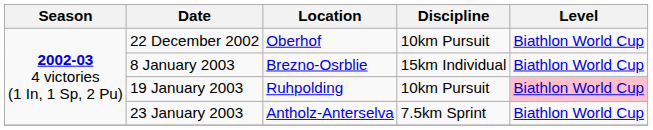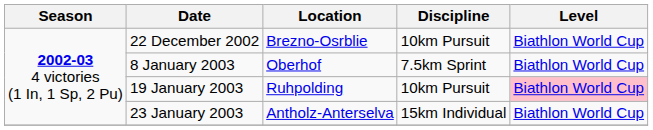(294, 40) Oberhof -> (317, 40) Brezno-Osrblie
(317, 64) Brezno-Osrblie -> (294, 64) Oberhof
(454, 64) 15km Individual -> (443, 64) 7.5km Sprint
(443, 112) 7.5km Sprint -> (454, 112) 15km Individual
